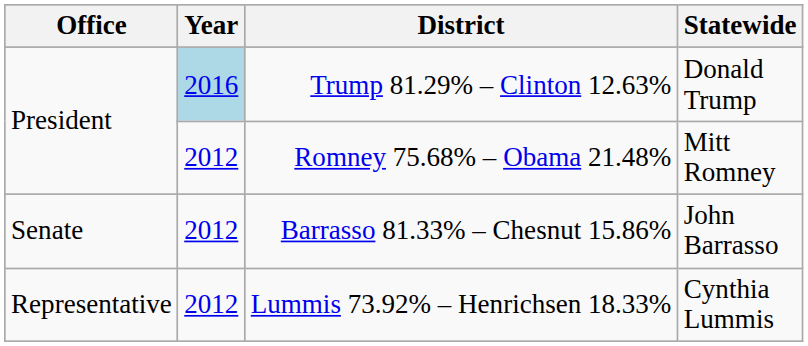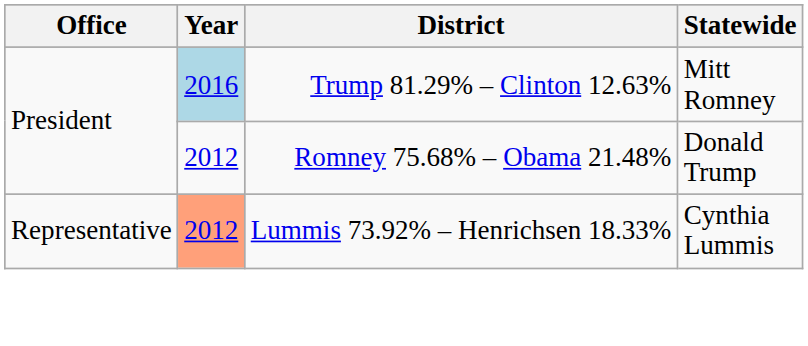(724, 84) Donald Trump -> (730, 84) Mitt Romney
(730, 157) Mitt Romney -> (724, 157) Donald Trump
- row: (476, 230)
(211, 303) no background -> (211, 230) lightsalmon background
